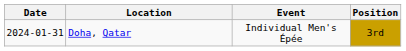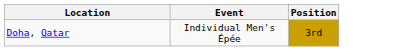- column: (35, 12)
